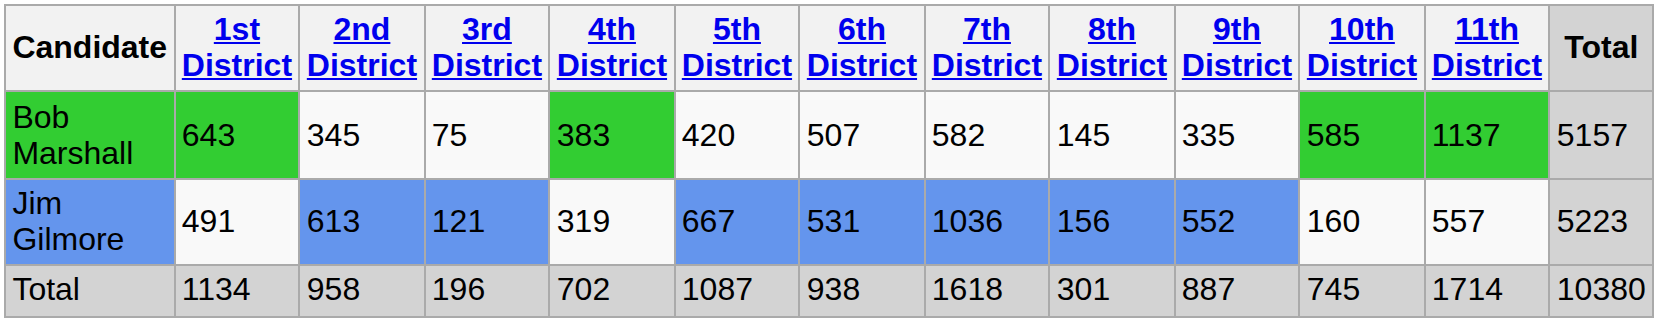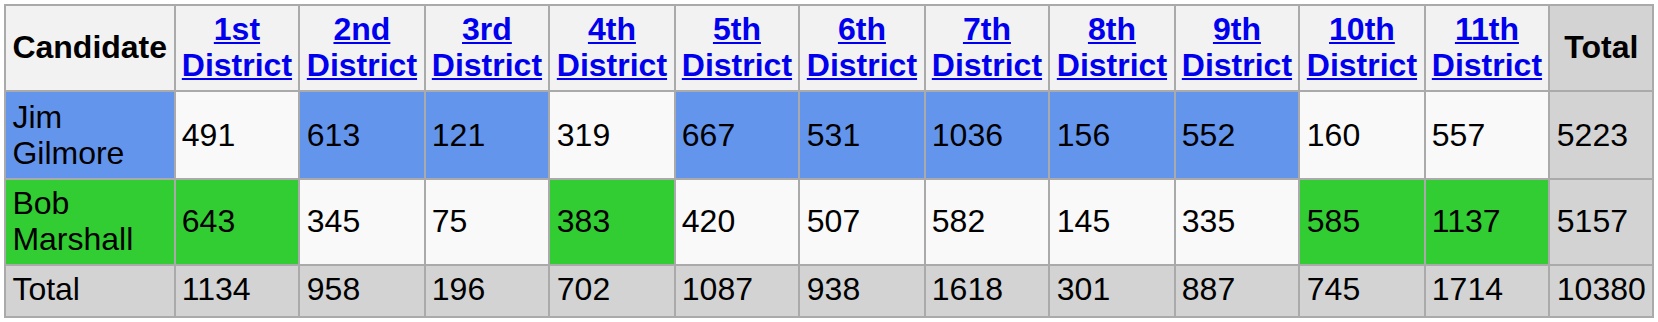rows swapped: (68, 221) <-> (73, 134)
